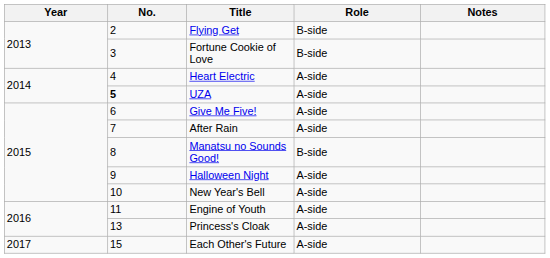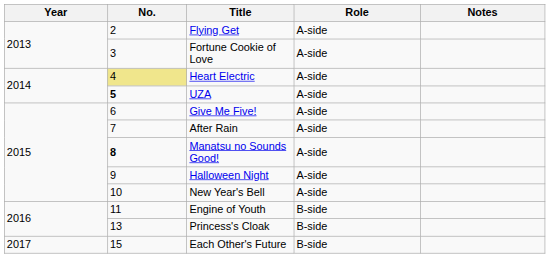(312, 30) B-side -> (312, 30) A-side
(312, 53) B-side -> (312, 53) A-side
(113, 77) no background -> (113, 77) khaki background
(113, 152) normal -> (113, 152) bold
(312, 152) B-side -> (312, 152) A-side
(312, 210) A-side -> (312, 210) B-side
(312, 227) A-side -> (312, 227) B-side
(312, 244) A-side -> (312, 244) B-side
